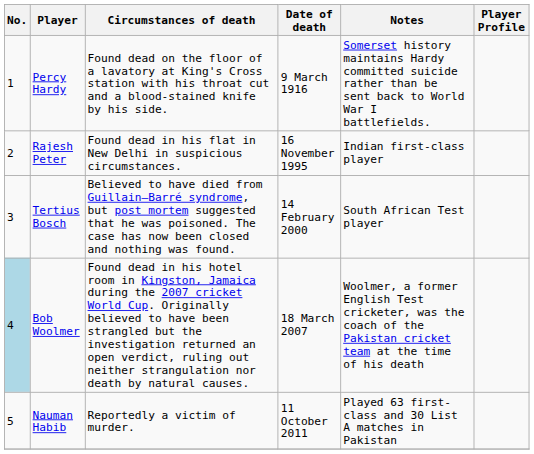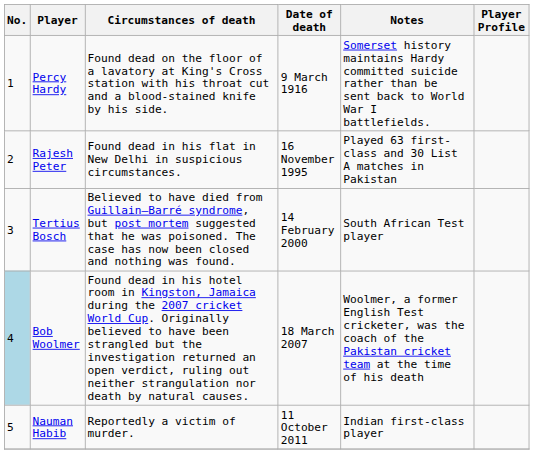(404, 153) Indian first-class player -> (400, 160) Played 63 first-class and 30 List A matches in Pakistan
(400, 421) Played 63 first-class and 30 List A matches in Pakistan -> (404, 427) Indian first-class player
